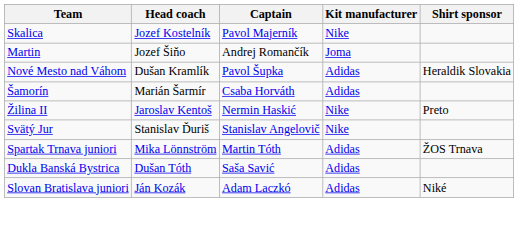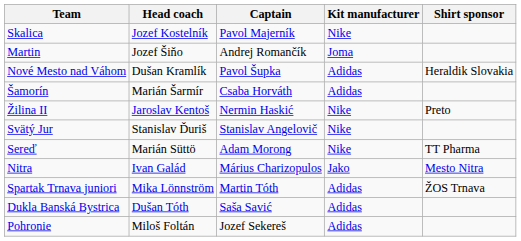+ row: (22, 149)
+ row: (20, 168)
- row: (68, 187)
+ row: (29, 226)
